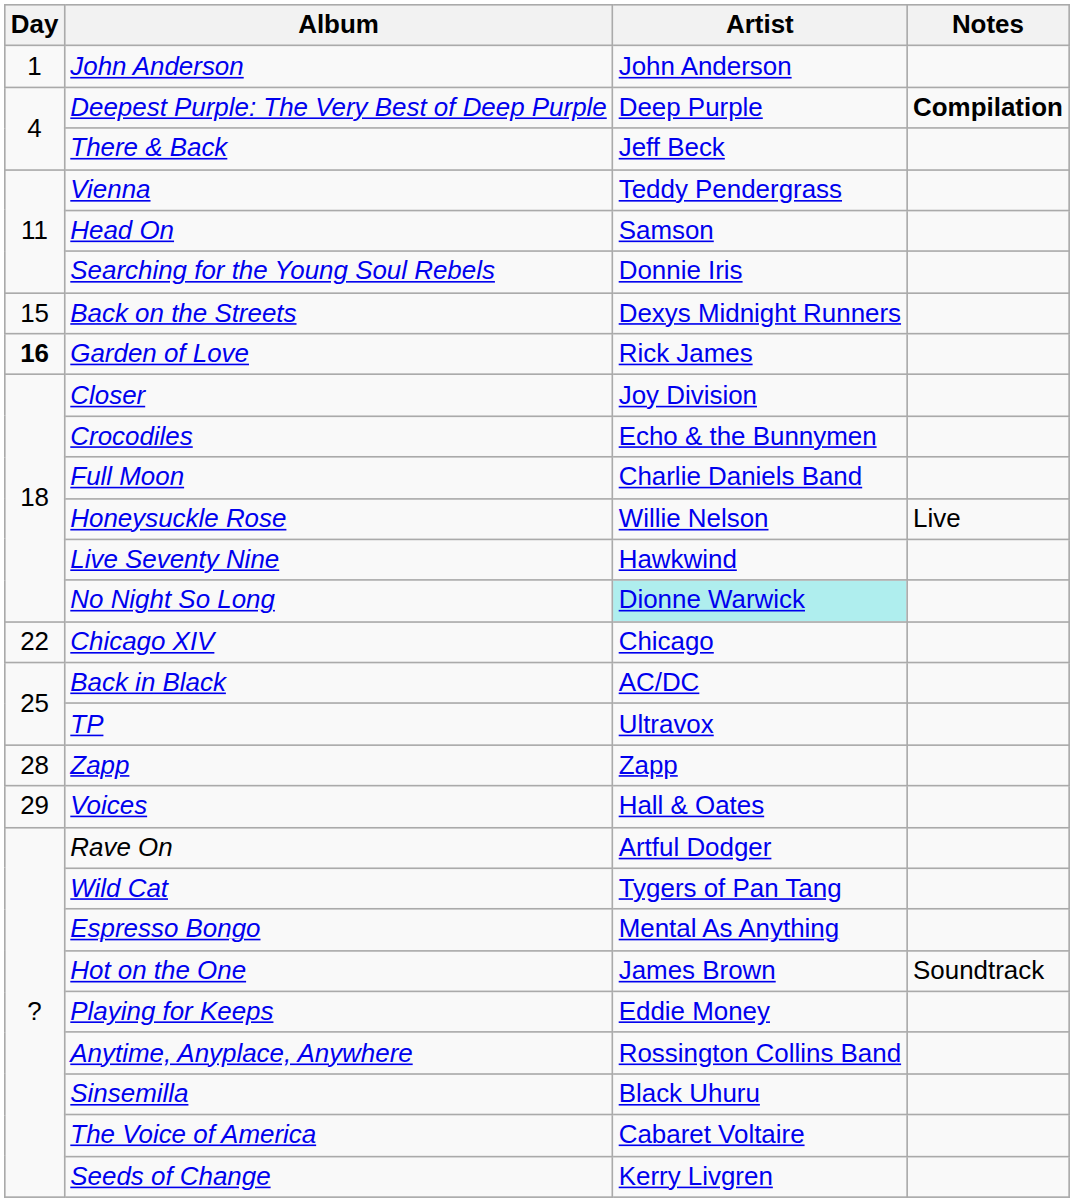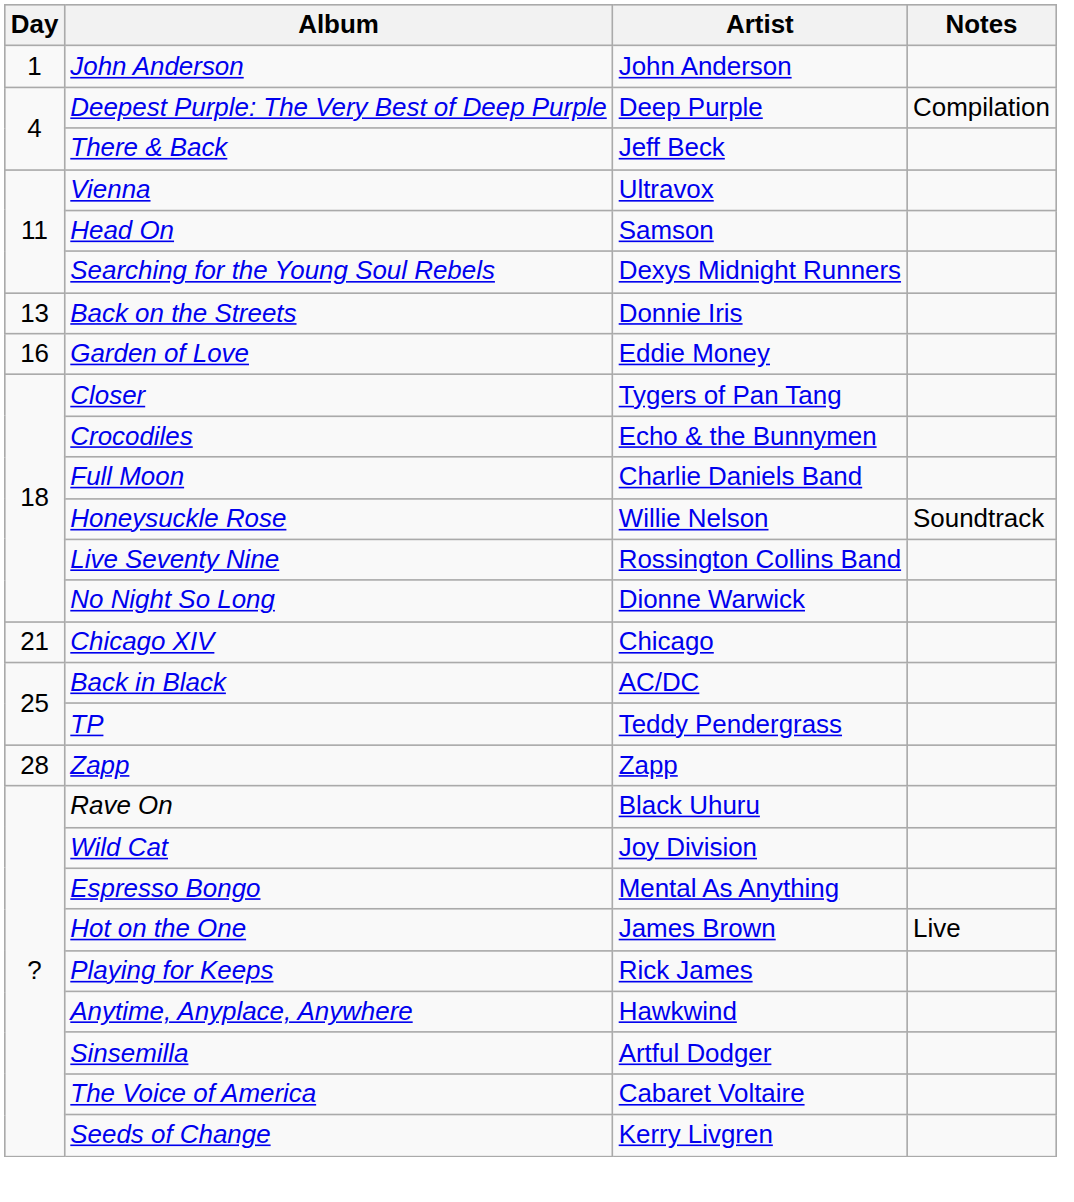(988, 107) bold -> (981, 107) normal
(730, 189) Teddy Pendergrass -> (666, 189) Ultravox
(681, 271) Donnie Iris -> (760, 271) Dexys Midnight Runners
(35, 312) 15 -> (35, 312) 13
(760, 312) Dexys Midnight Runners -> (681, 312) Donnie Iris
(35, 353) bold -> (35, 353) normal
(686, 353) Rick James -> (694, 353) Eddie Money
(688, 395) Joy Division -> (730, 395) Tygers of Pan Tang
(937, 518) Live -> (979, 518) Soundtrack
(678, 559) Hawkwind -> (760, 559) Rossington Collins Band
(712, 600) paleturquoise background -> (712, 600) no background
(35, 641) 22 -> (35, 641) 21
(666, 723) Ultravox -> (730, 723) Teddy Pendergrass
- row: (109, 806)
(695, 847) Artful Dodger -> (689, 806) Black Uhuru
(730, 888) Tygers of Pan Tang -> (688, 847) Joy Division
(979, 970) Soundtrack -> (937, 929) Live
(694, 1011) Eddie Money -> (686, 970) Rick James
(760, 1052) Rossington Collins Band -> (678, 1011) Hawkwind
(689, 1093) Black Uhuru -> (695, 1052) Artful Dodger
